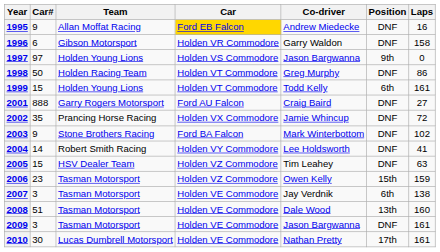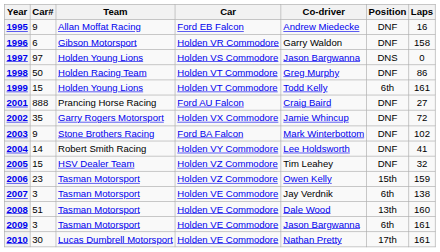(211, 27) gold background -> (211, 27) no background
(387, 58) 9th -> (387, 58) DNS
(111, 103) Garry Rogers Motorsport -> (107, 103) Prancing Horse Racing
(107, 118) Prancing Horse Racing -> (111, 118) Garry Rogers Motorsport
(422, 164) 63 -> (422, 164) 32
(387, 224) DNF -> (387, 224) 6th
